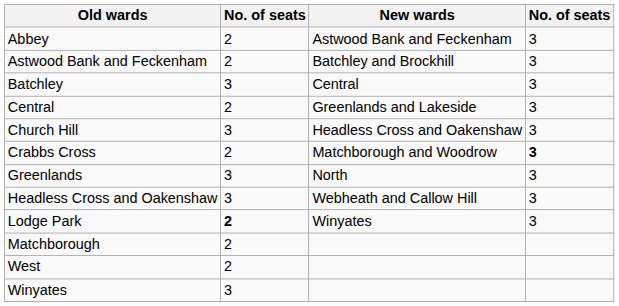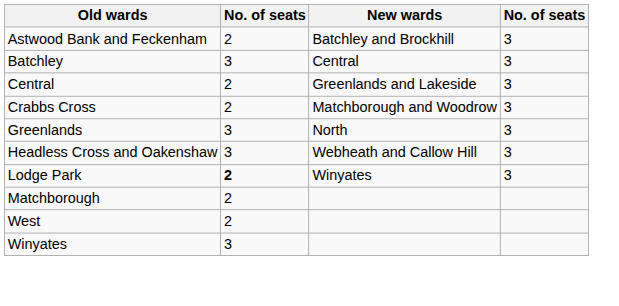- row: (28, 38)
- row: (43, 130)
(533, 152) bold -> (508, 107) normal
